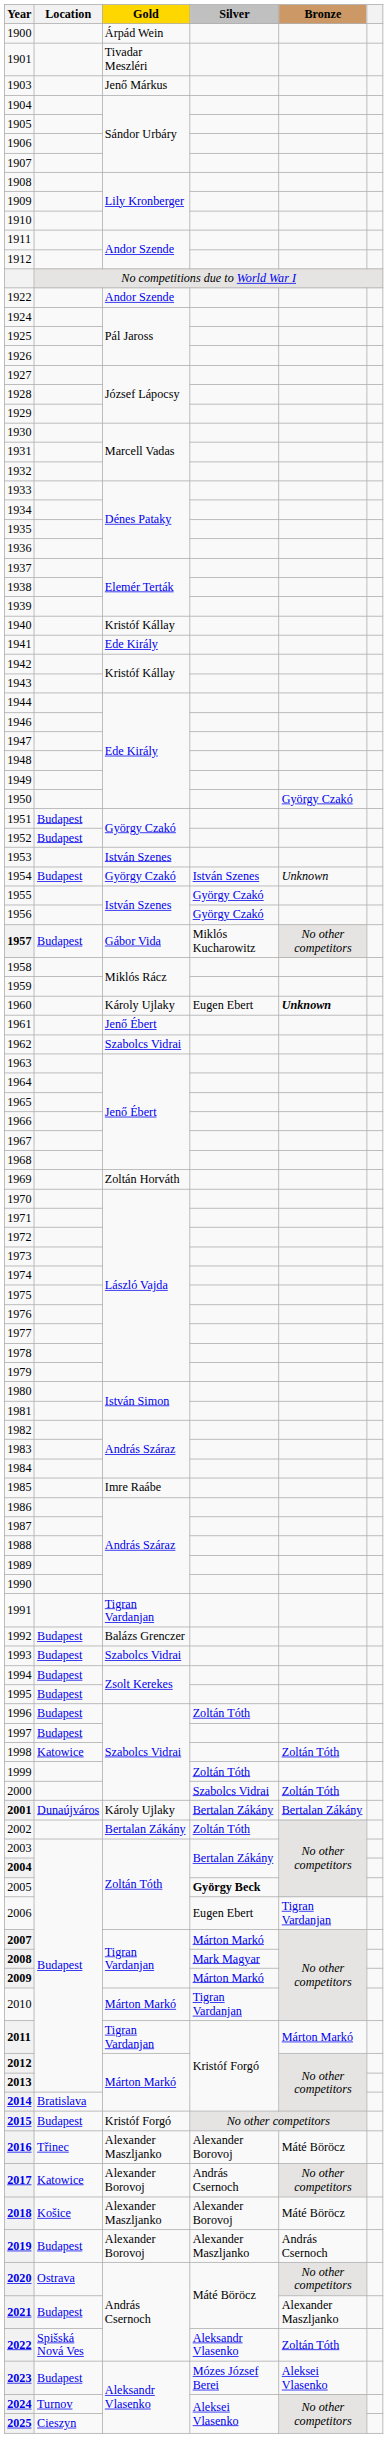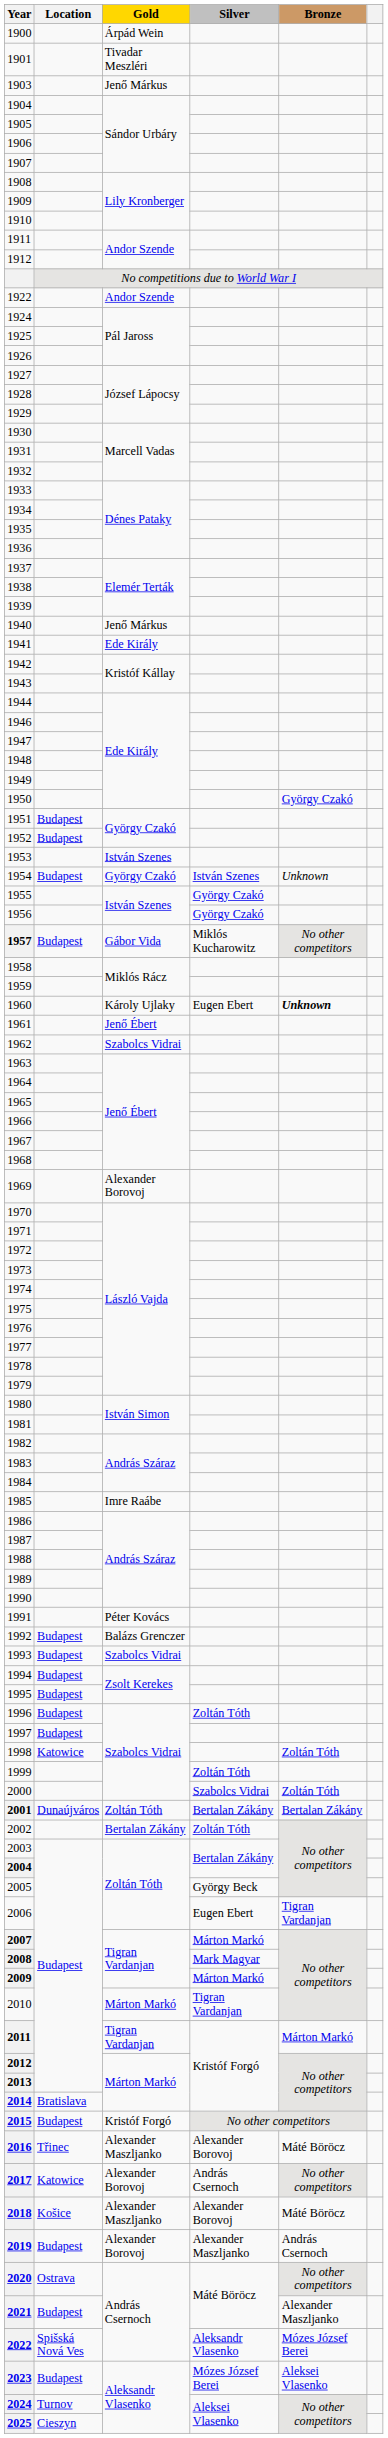(140, 625) Kristóf Kállay -> (136, 625) Jenő Márkus
(142, 1179) Zoltán Horváth -> (130, 1186) Alexander Borovoj
(130, 1610) Tigran Vardanjan -> (137, 1617) Péter Kovács
(140, 1810) Károly Ujlaky -> (134, 1810) Zoltán Tóth
(227, 1887) bold -> (225, 1887) normal
(311, 2345) Zoltán Tóth -> (315, 2345) Mózes József Berei
